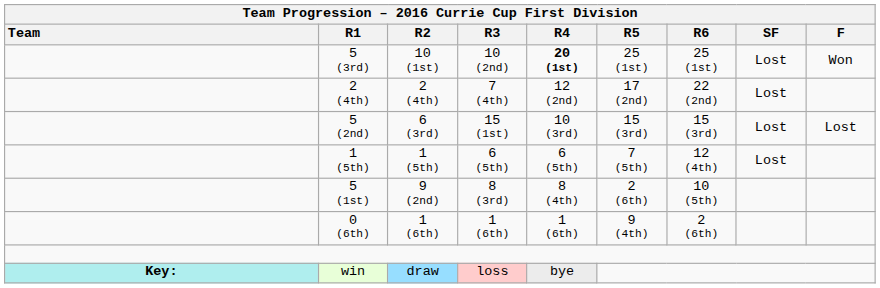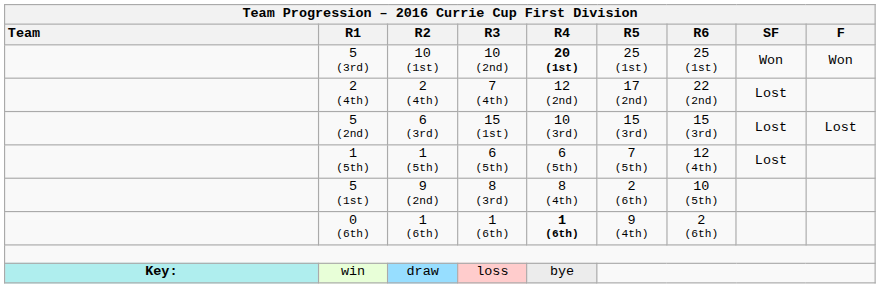(771, 60) Lost -> (771, 60) Won
(562, 226) normal -> (562, 227) bold
